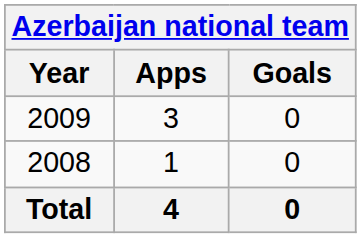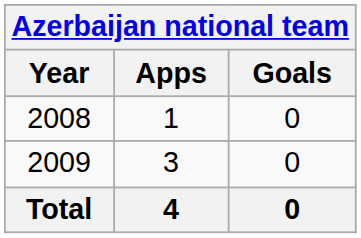rows swapped: (59, 163) <-> (59, 118)
